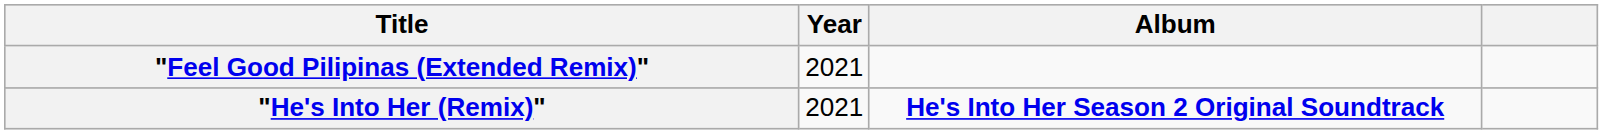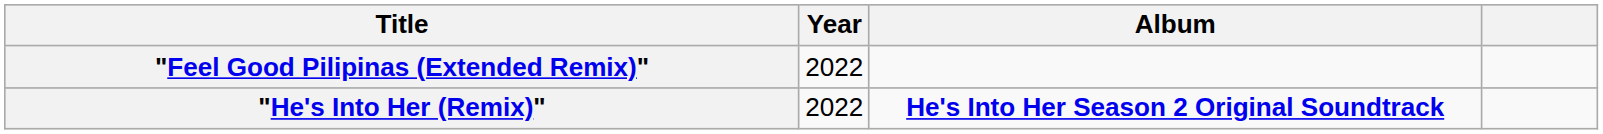(834, 66) 2021 -> (834, 66) 2022
(834, 107) 2021 -> (834, 107) 2022
